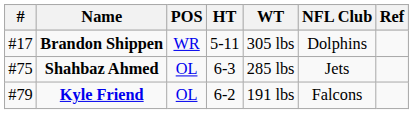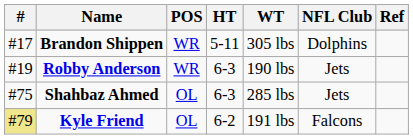+ row: (102, 69)
(21, 95) no background -> (21, 120) khaki background
